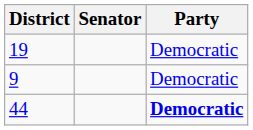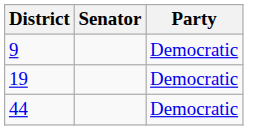rows swapped: (14, 79) <-> (18, 49)
(197, 109) bold -> (194, 109) normal
